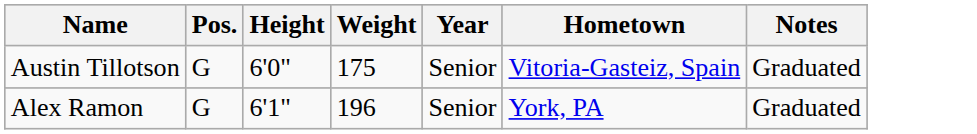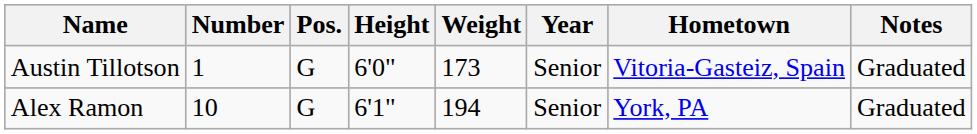+ column: (238, 25)
(356, 66) 175 -> (461, 66) 173
(356, 107) 196 -> (461, 107) 194
